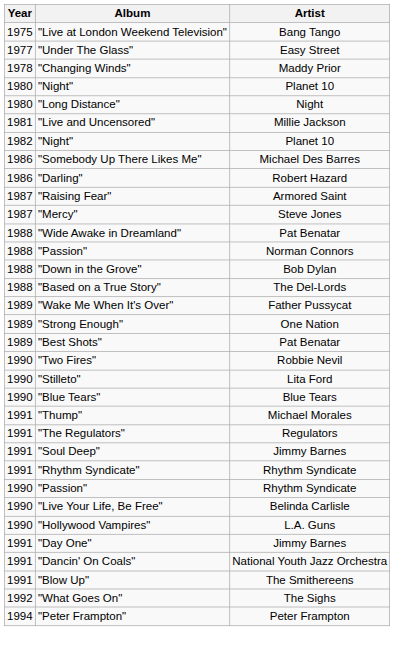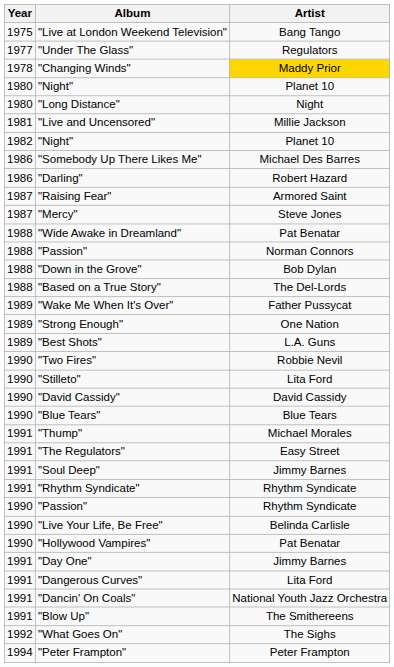(310, 50) Easy Street -> (310, 50) Regulators
(310, 68) no background -> (310, 68) gold background
(310, 342) Pat Benatar -> (310, 342) L.A. Guns
+ row: (20, 397)
(310, 433) Regulators -> (310, 452) Easy Street
(310, 525) L.A. Guns -> (310, 543) Pat Benatar
+ row: (20, 580)
